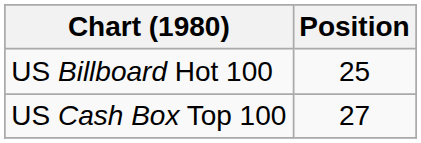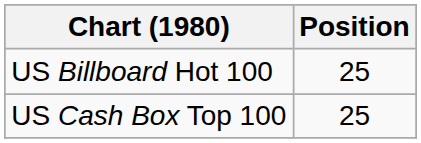(354, 115) 27 -> (354, 115) 25
